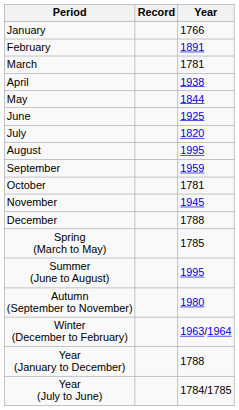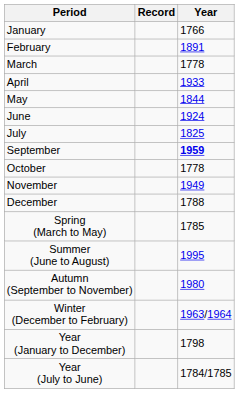(192, 64) 1781 -> (192, 64) 1778
(192, 82) 1938 -> (192, 82) 1933
(192, 116) 1925 -> (192, 116) 1924
(192, 133) 1820 -> (192, 133) 1825
- row: (24, 151)
(192, 168) normal -> (192, 151) bold
(192, 185) 1781 -> (192, 168) 1778
(192, 202) 1945 -> (192, 185) 1949
(192, 361) 1788 -> (192, 344) 1798
